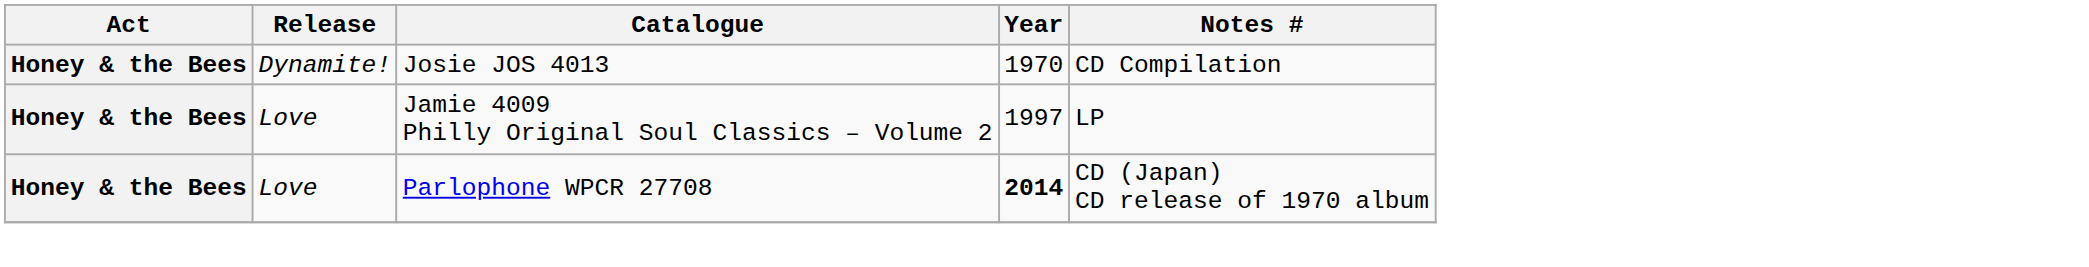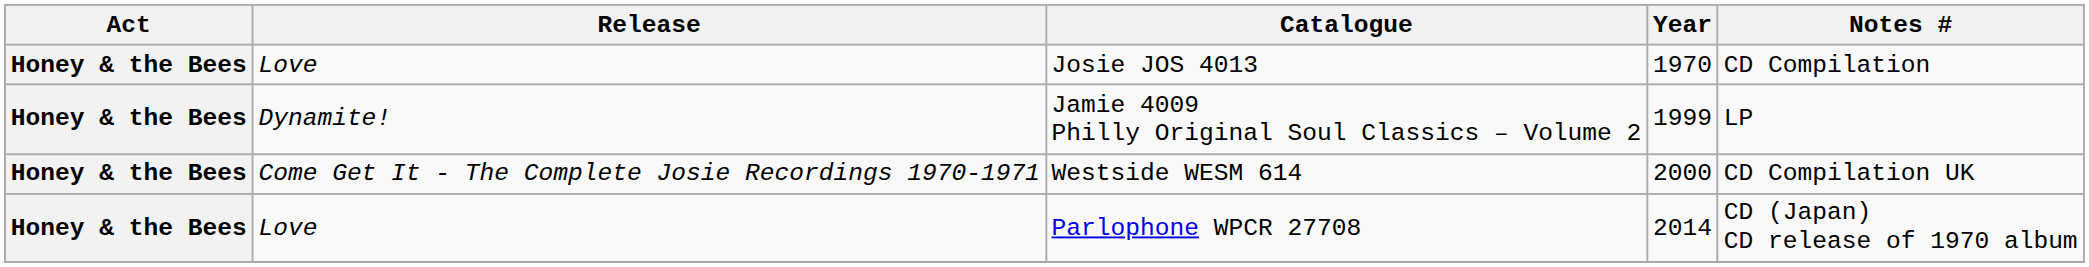(325, 65) Dynamite! -> (288, 65) Love
(288, 119) Love -> (325, 119) Dynamite!
(1034, 119) 1997 -> (1683, 119) 1999
+ row: (1177, 173)
(1034, 188) bold -> (1683, 228) normal
